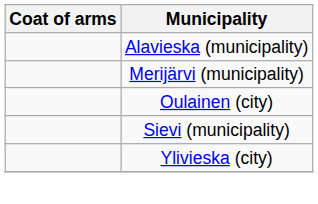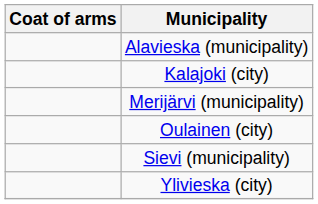+ row: (217, 74)
